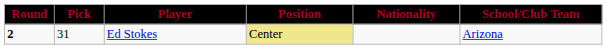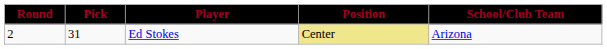- column: (406, 14)
(10, 34) bold -> (10, 34) normal
